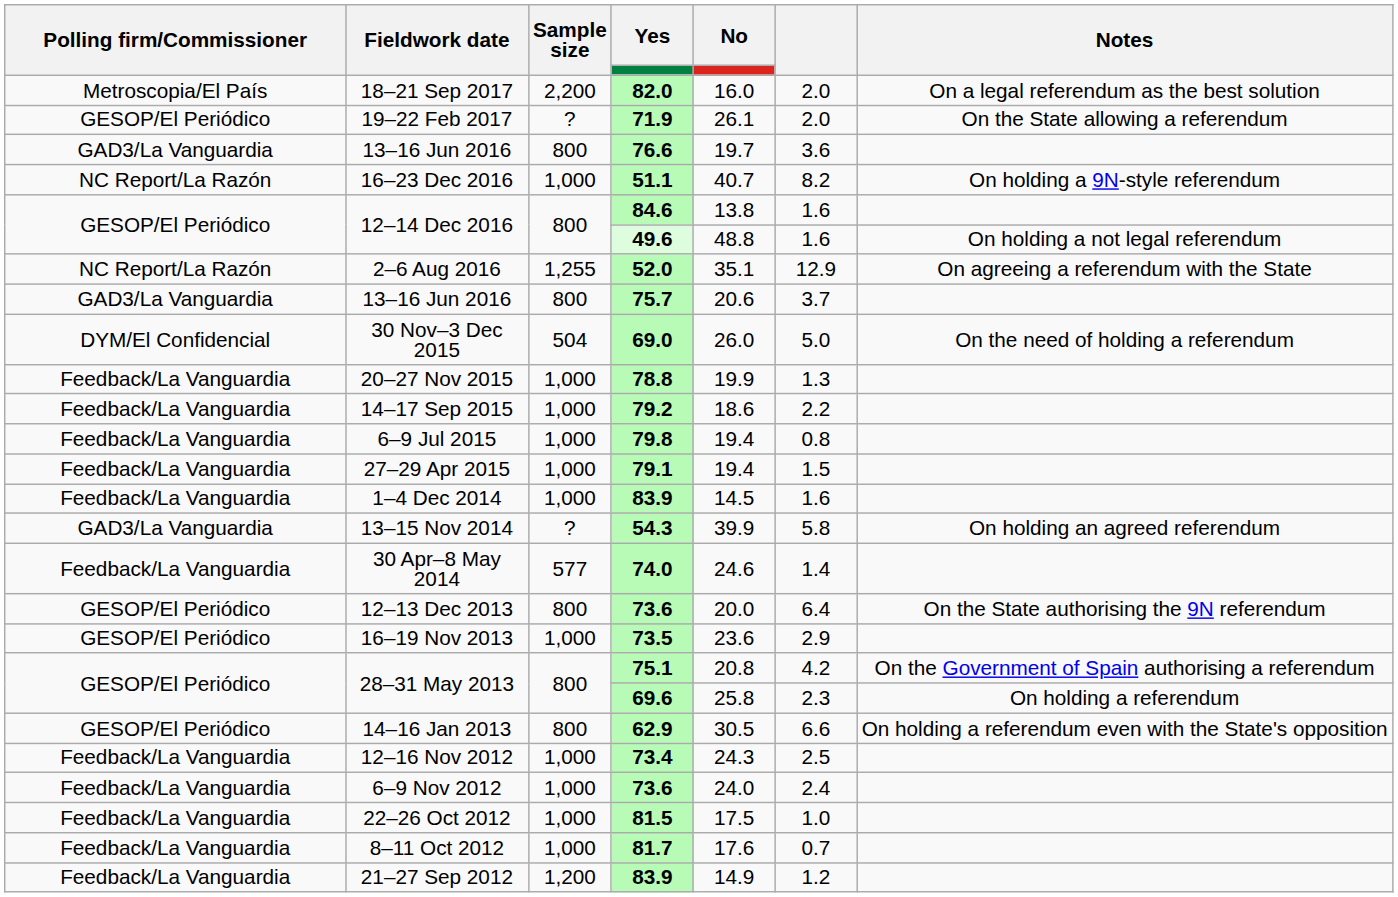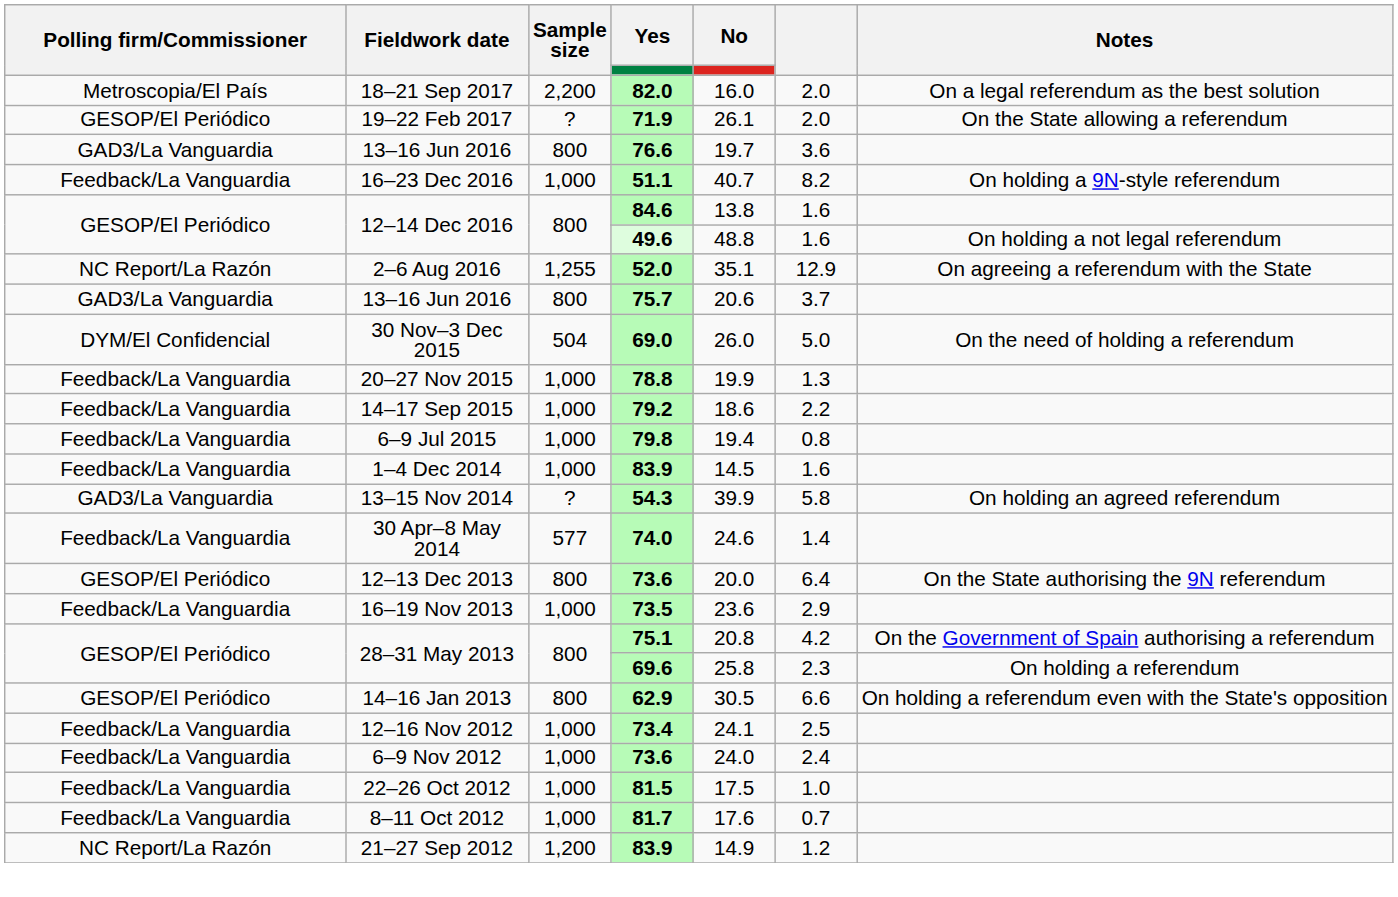(175, 180) NC Report/La Razón -> (175, 180) Feedback/La Vanguardia
- row: (437, 469)
(175, 639) GESOP/El Periódico -> (175, 609) Feedback/La Vanguardia
(734, 758) 24.3 -> (734, 728) 24.1
(175, 878) Feedback/La Vanguardia -> (175, 848) NC Report/La Razón
